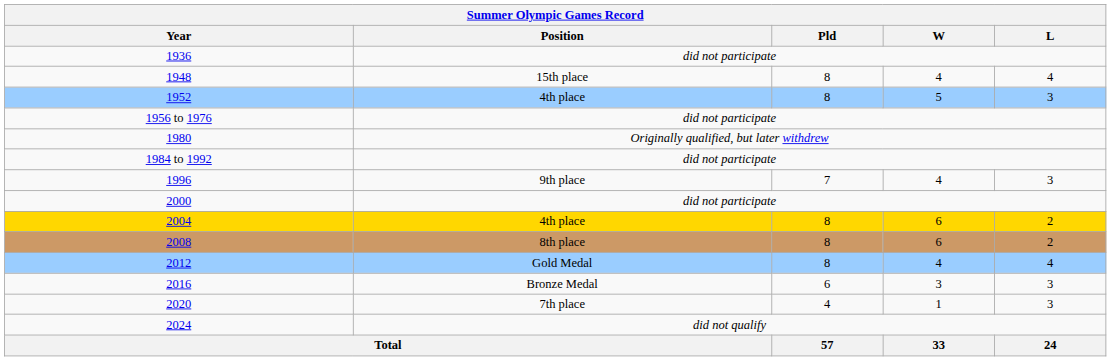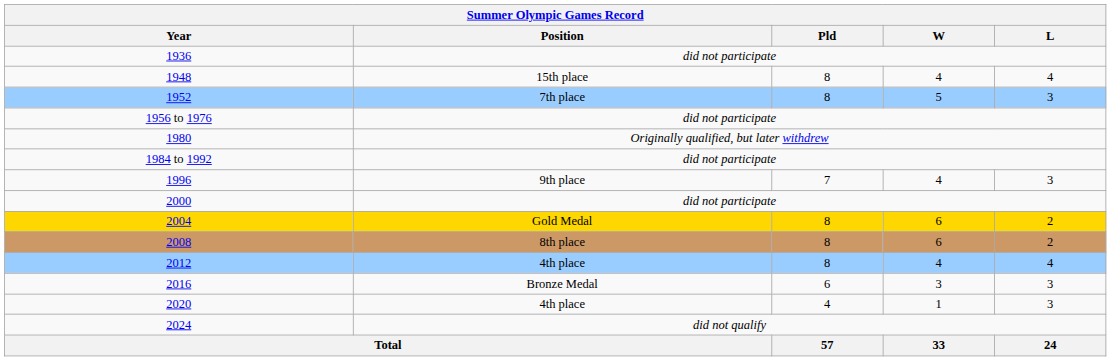(562, 97) 4th place -> (562, 97) 7th place
(562, 221) 4th place -> (562, 221) Gold Medal
(562, 263) Gold Medal -> (562, 263) 4th place
(562, 304) 7th place -> (562, 304) 4th place
